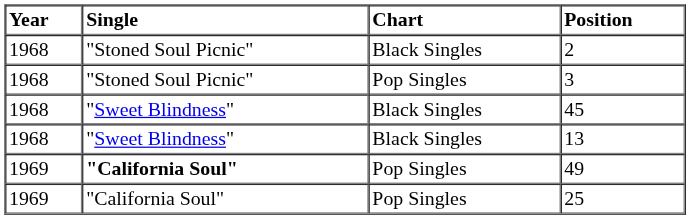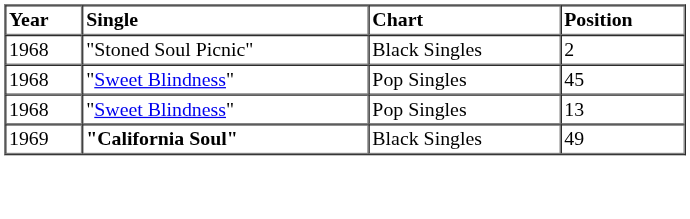- row: (569, 79)
(427, 109) Black Singles -> (419, 79) Pop Singles
(427, 139) Black Singles -> (419, 109) Pop Singles
(419, 168) Pop Singles -> (427, 139) Black Singles
- row: (574, 198)
